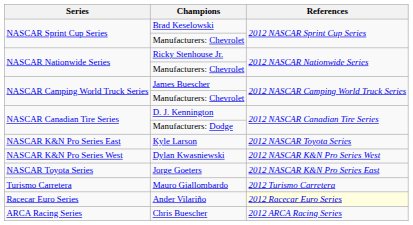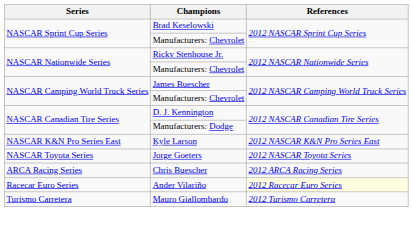(300, 141) 2012 NASCAR Toyota Series -> (314, 141) 2012 NASCAR K&N Pro Series East
- row: (65, 156)
(314, 170) 2012 NASCAR K&N Pro Series East -> (300, 156) 2012 NASCAR Toyota Series
rows swapped: (44, 213) <-> (39, 184)
